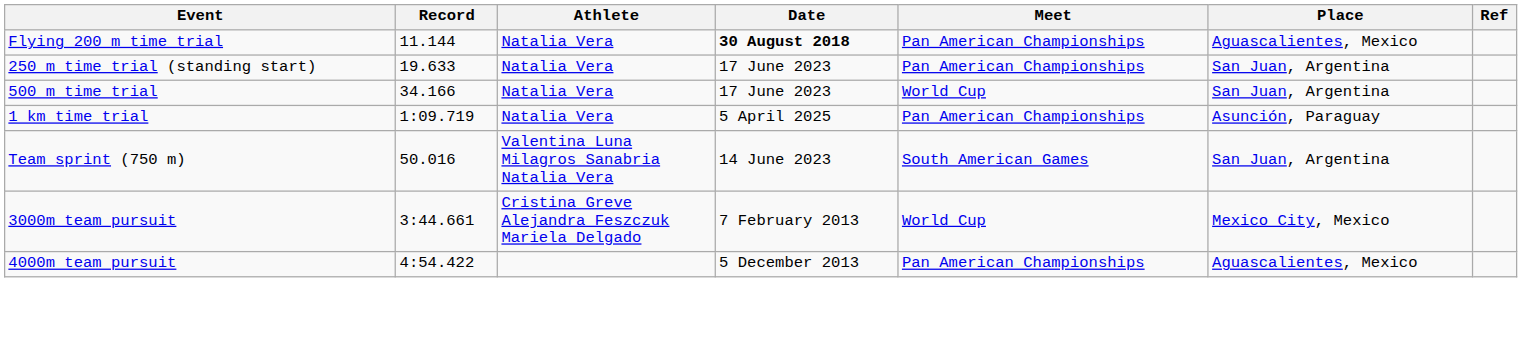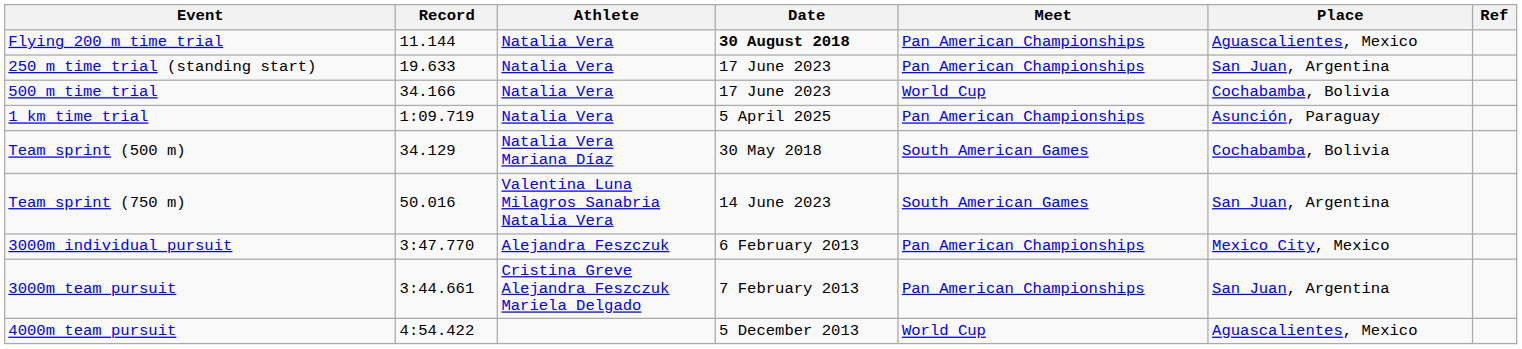(1301, 93) San Juan, Argentina -> (1301, 93) Cochabamba, Bolivia
+ row: (97, 152)
+ row: (120, 246)
(944, 221) World Cup -> (1023, 289) Pan American Championships
(1301, 221) Mexico City, Mexico -> (1301, 289) San Juan, Argentina
(1023, 264) Pan American Championships -> (944, 332) World Cup
